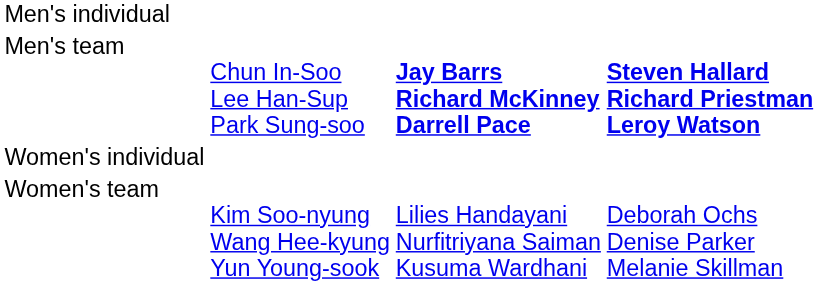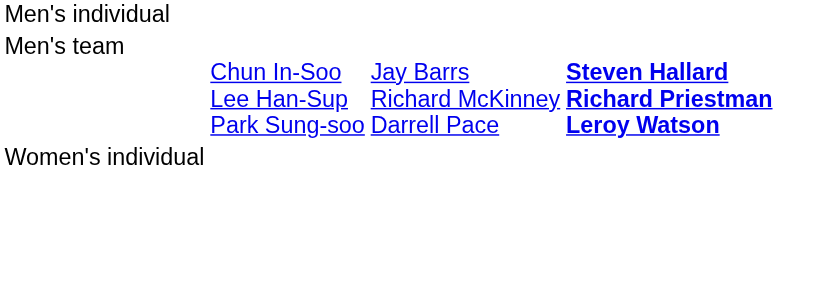(498, 98) bold -> (465, 98) normal
- row: (82, 189)
